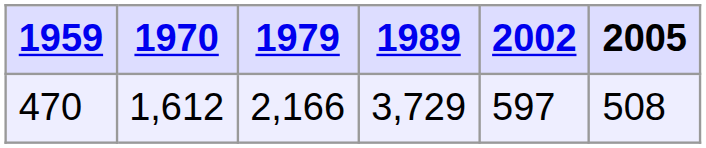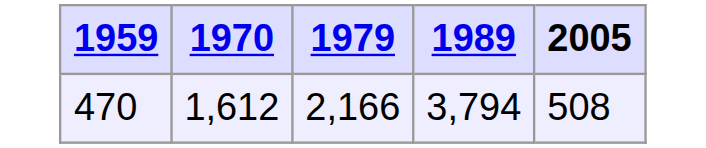- column: (534, 38)
(419, 107) 3,729 -> (474, 107) 3,794
